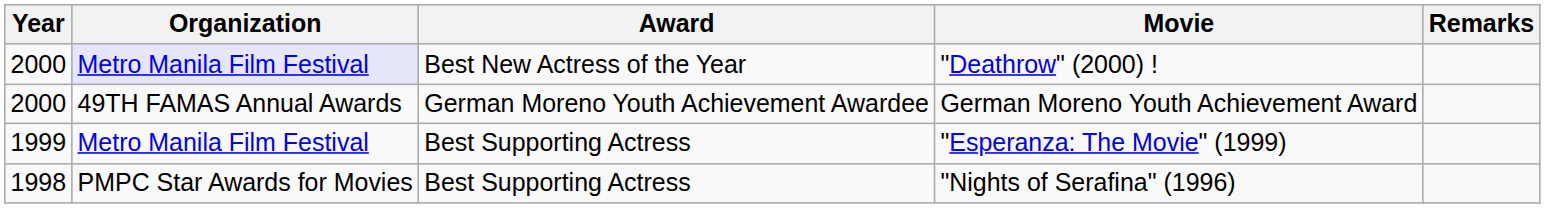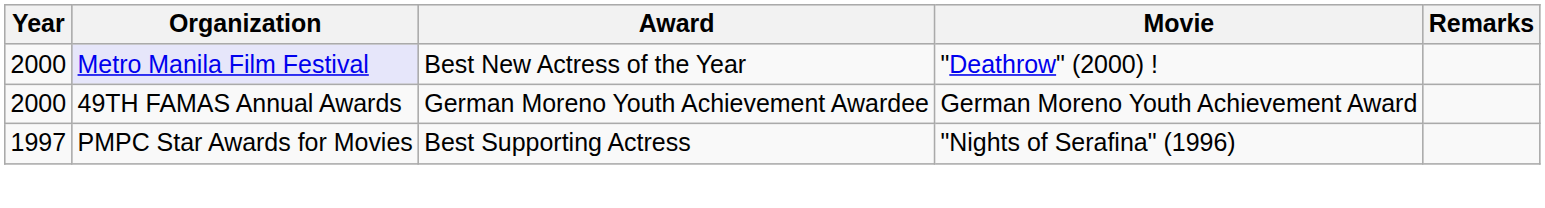- row: (1113, 143)
(38, 182) 1998 -> (38, 143) 1997
